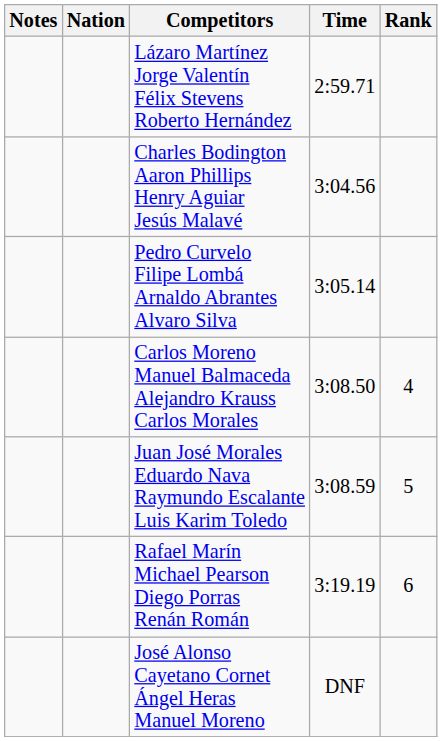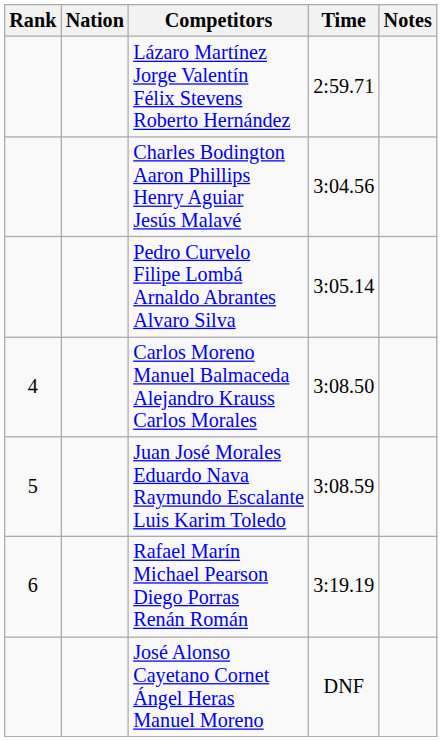columns swapped: (408, 20) <-> (33, 20)
